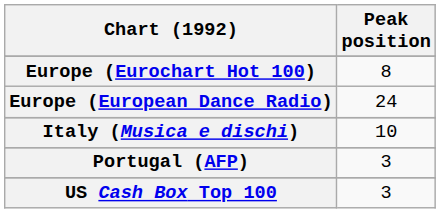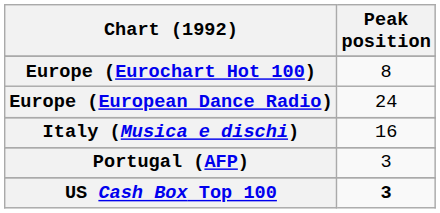(386, 132) 10 -> (386, 132) 16
(386, 193) normal -> (386, 193) bold
